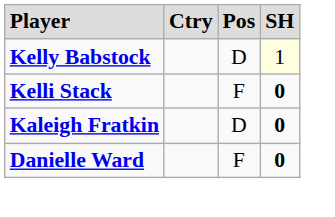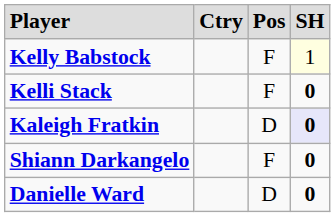(239, 56) D -> (269, 56) F
(280, 125) no background -> (310, 125) lavender background
+ row: (99, 159)
(239, 159) F -> (269, 194) D
